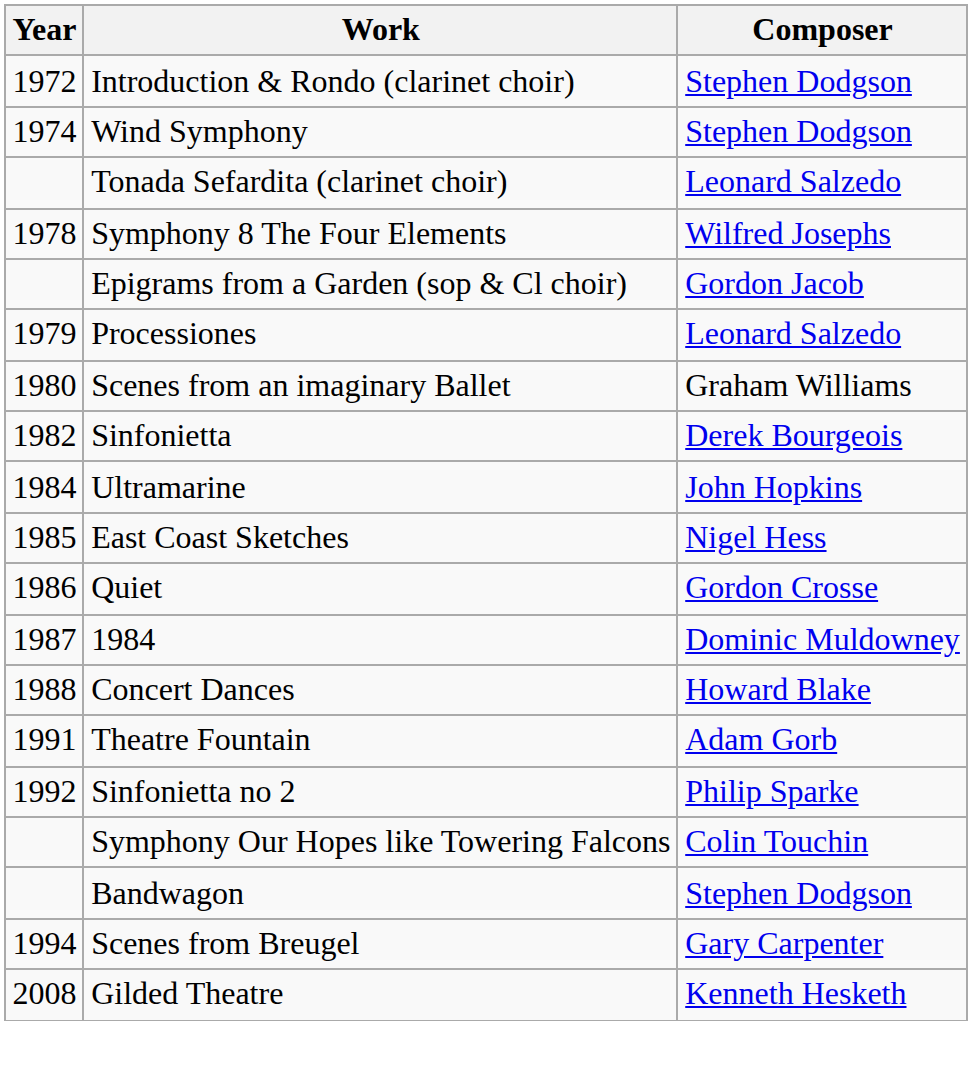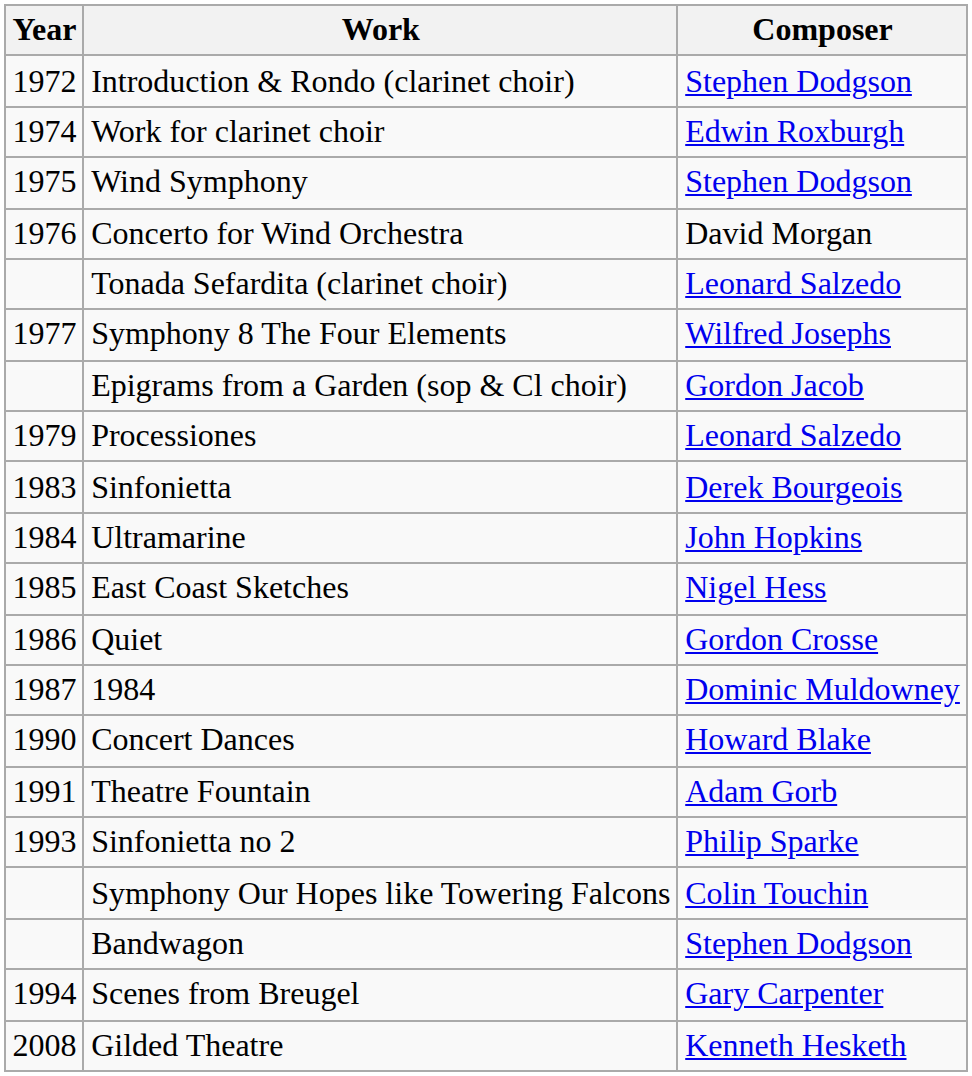+ row: (238, 131)
(44, 131) 1974 -> (44, 182) 1975
+ row: (277, 232)
(44, 232) 1978 -> (44, 334) 1977
- row: (301, 385)
(44, 435) 1982 -> (44, 486) 1983
(44, 689) 1988 -> (44, 740) 1990
(44, 791) 1992 -> (44, 841) 1993
